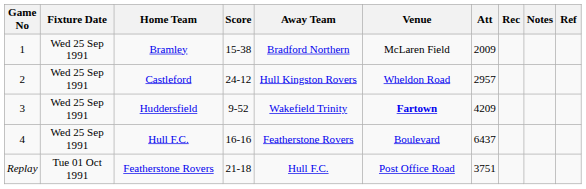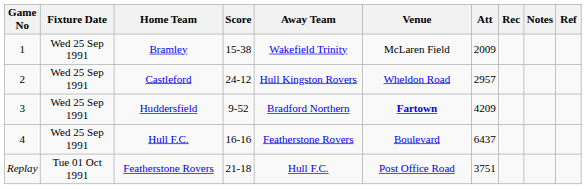(308, 49) Bradford Northern -> (308, 49) Wakefield Trinity
(308, 109) Wakefield Trinity -> (308, 109) Bradford Northern
